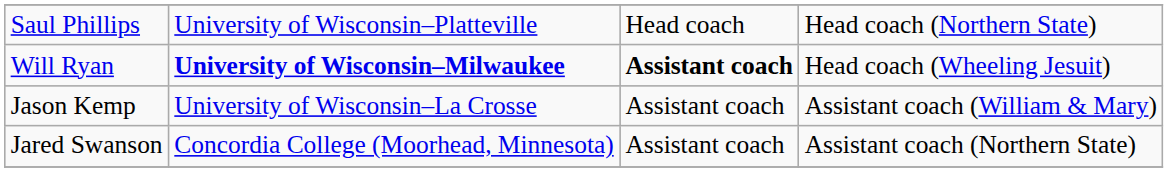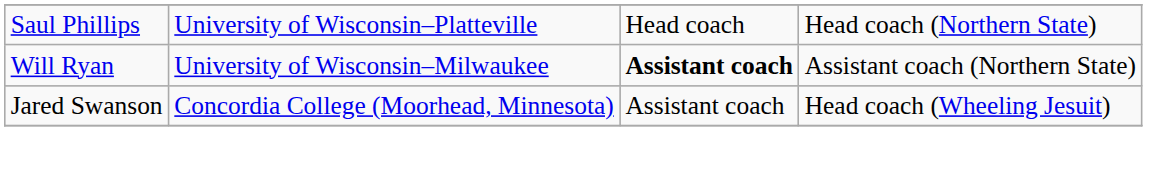(370, 65) bold -> (362, 65) normal
(958, 65) Head coach (Wheeling Jesuit) -> (970, 65) Assistant coach (Northern State)
- row: (73, 105)
(970, 145) Assistant coach (Northern State) -> (958, 105) Head coach (Wheeling Jesuit)
